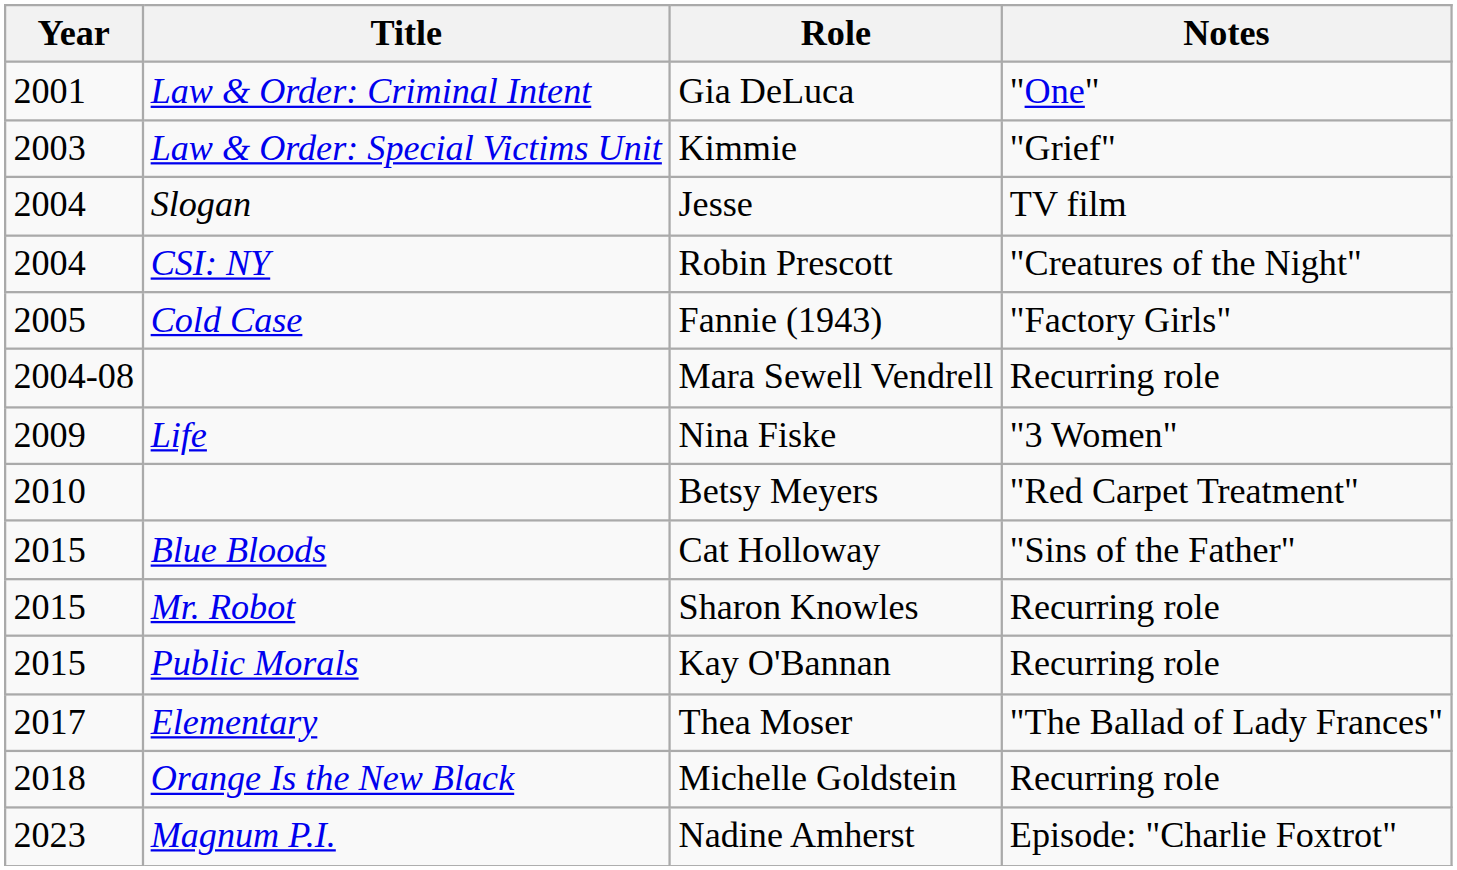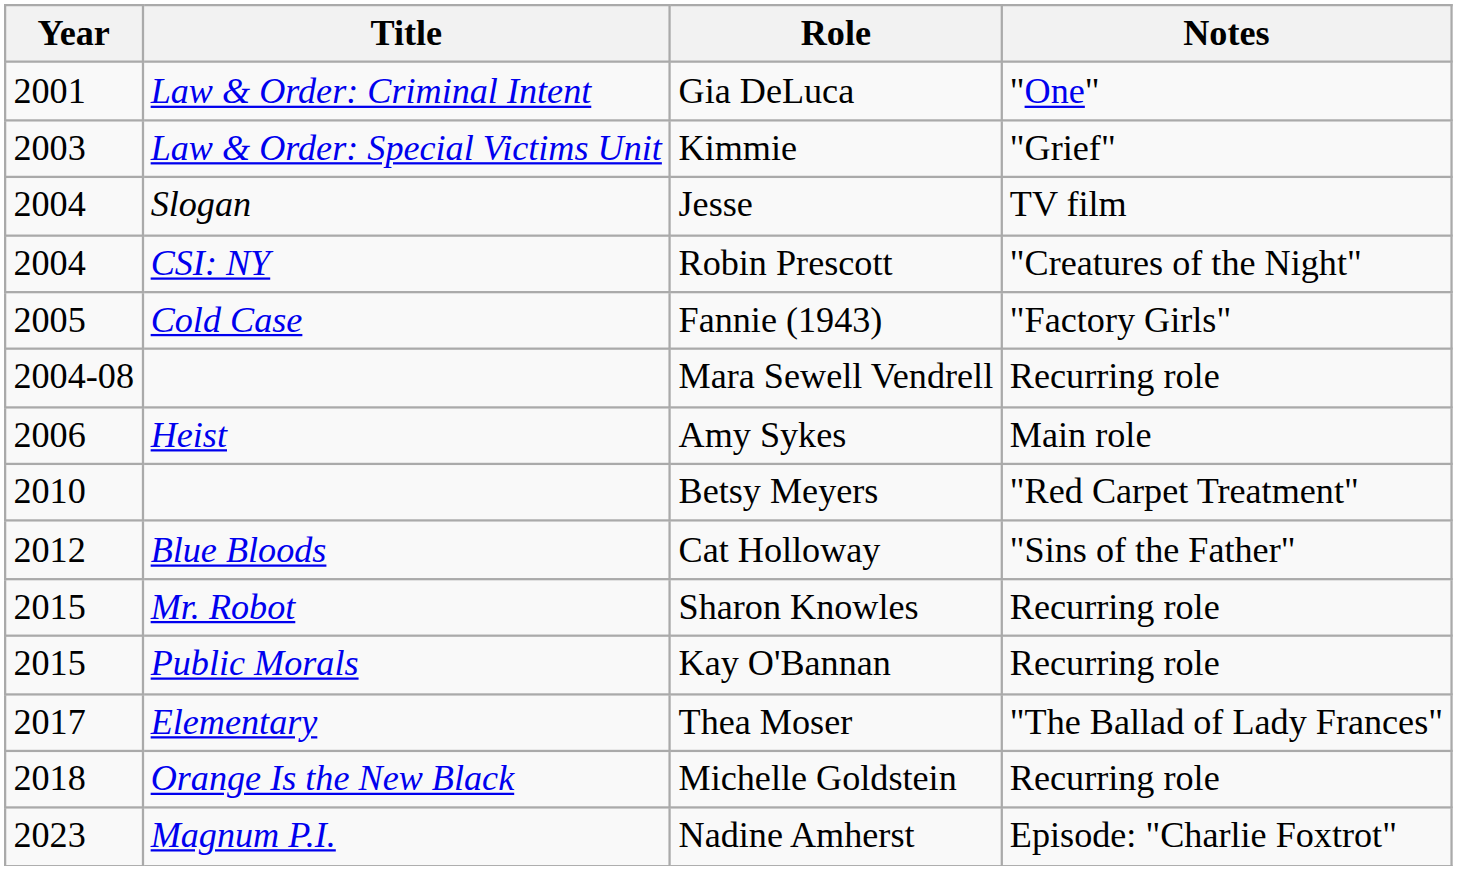+ row: (762, 434)
- row: (757, 434)
(50, 549) 2015 -> (50, 549) 2012
